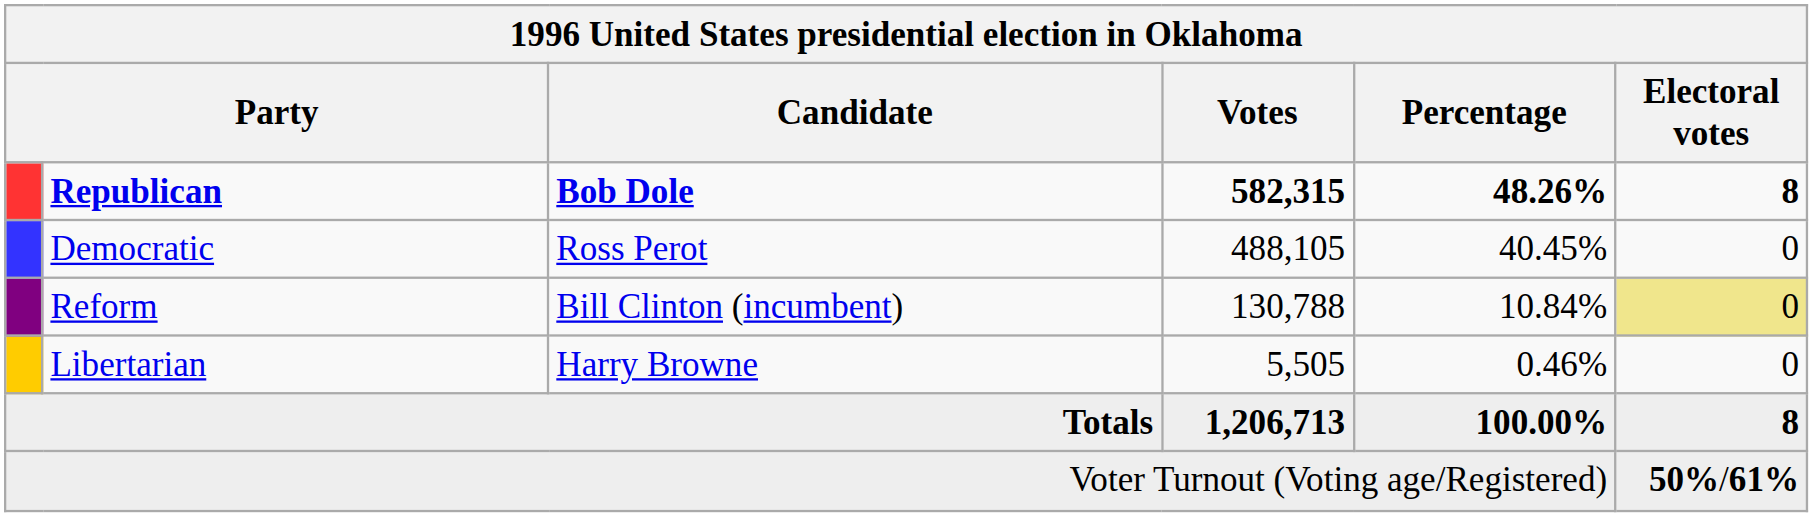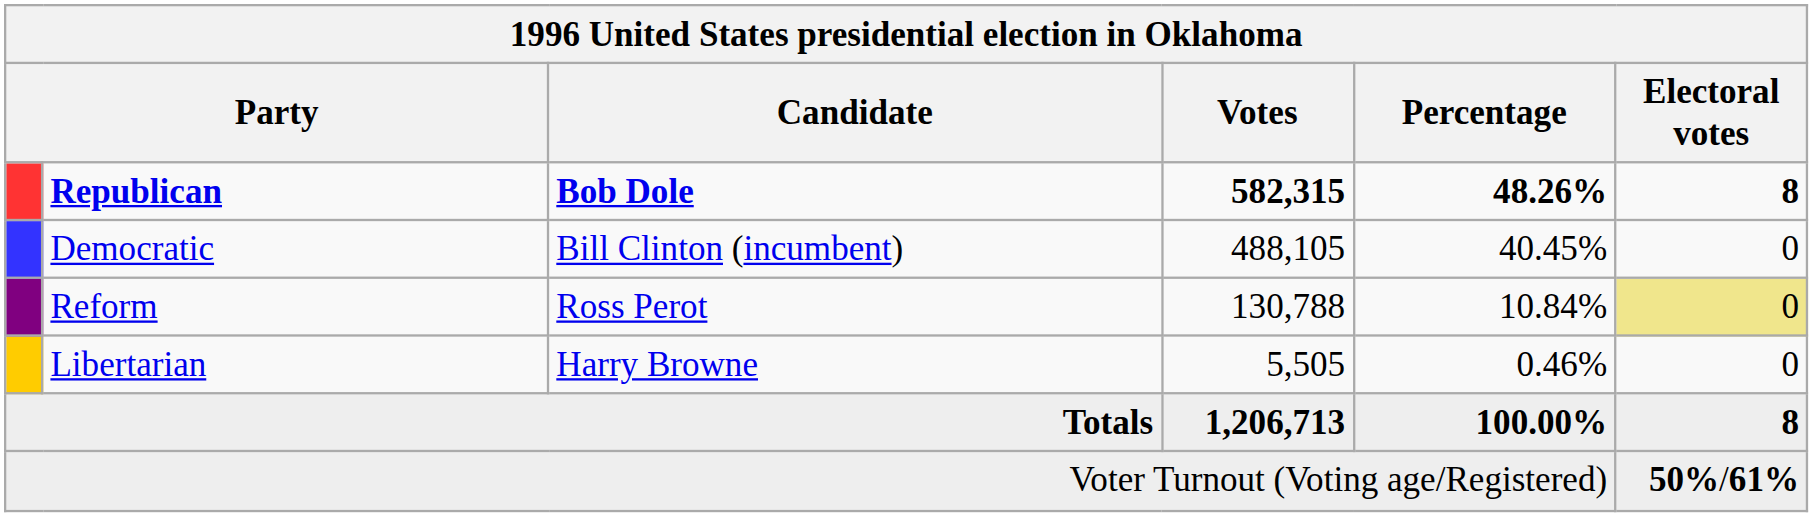(632, 248) Ross Perot -> (730, 248) Bill Clinton (incumbent)
(730, 306) Bill Clinton (incumbent) -> (632, 306) Ross Perot
